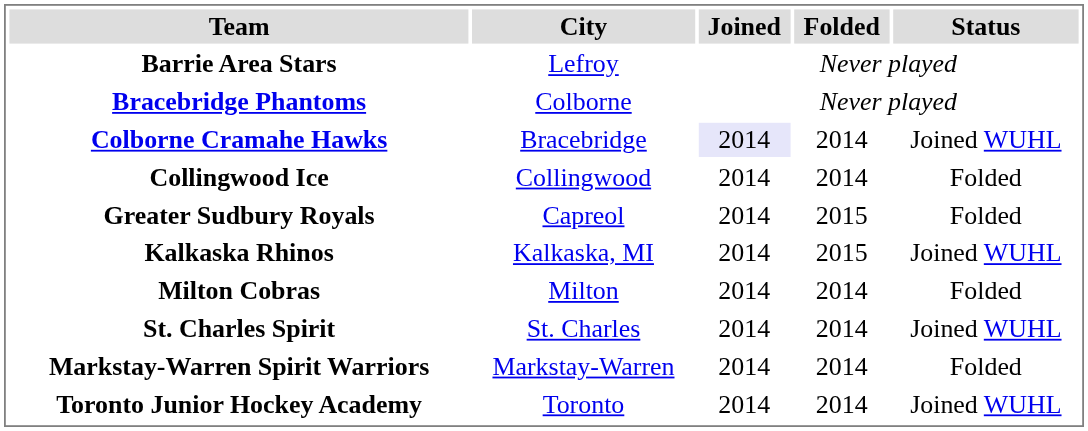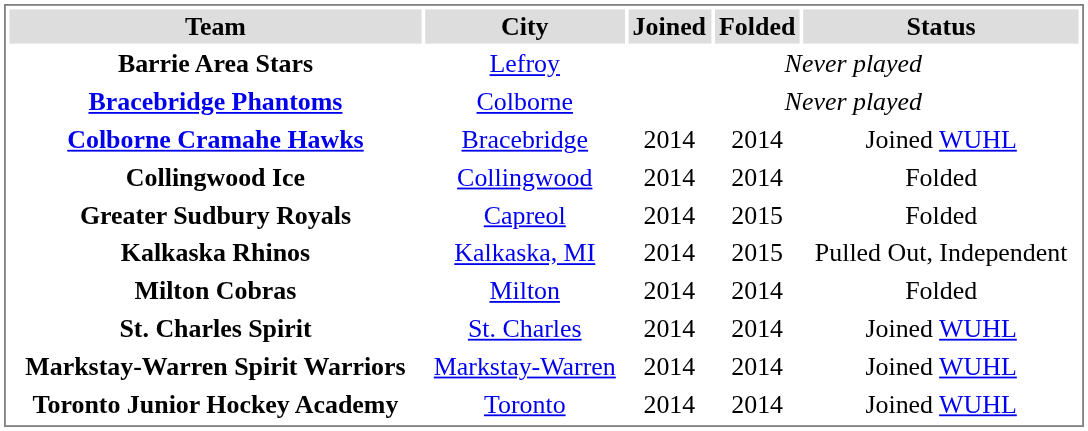(744, 139) lavender background -> (669, 139) no background
(986, 252) Joined WUHL -> (941, 252) Pulled Out, Independent
(986, 366) Folded -> (941, 366) Joined WUHL
